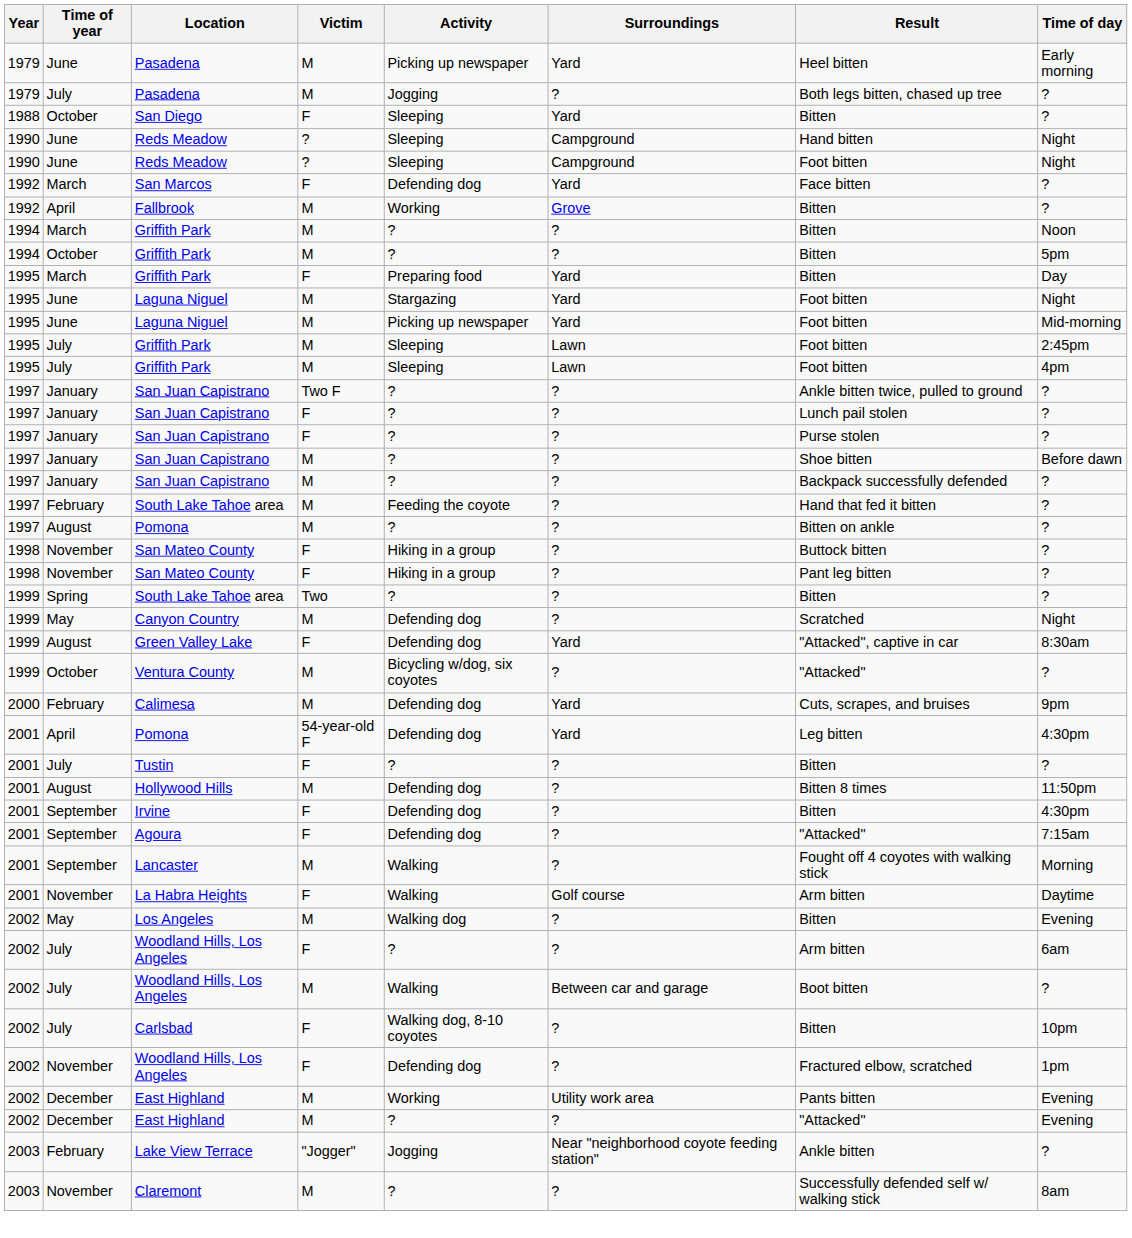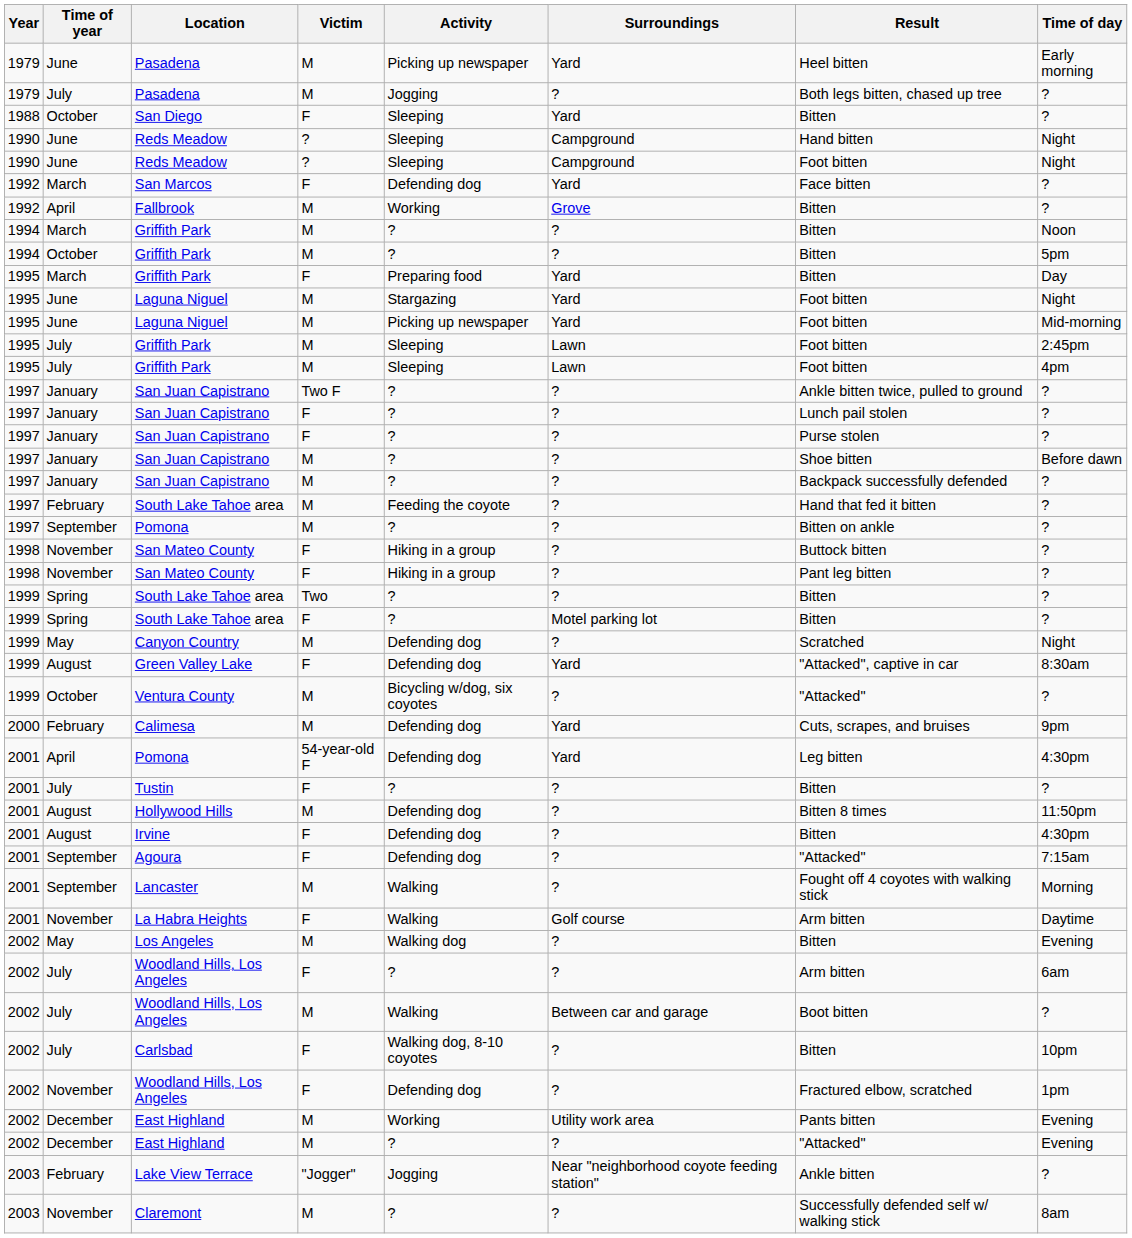(69, 527) August -> (82, 527) September
+ row: (209, 619)
(82, 811) September -> (69, 834) August
